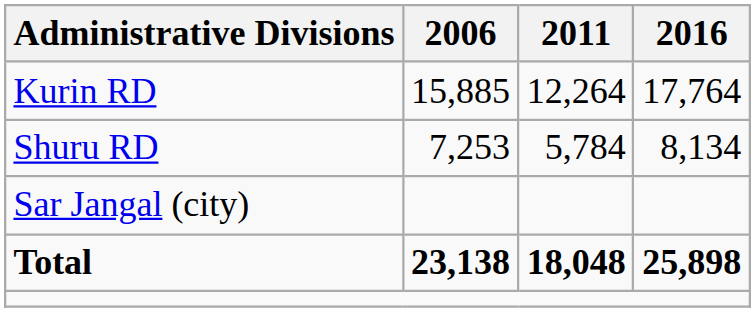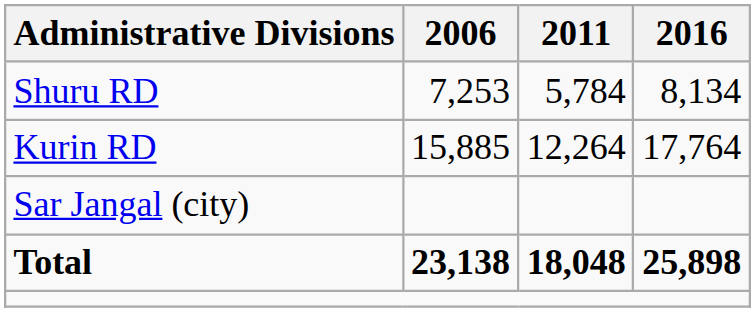rows swapped: (85, 90) <-> (86, 147)
